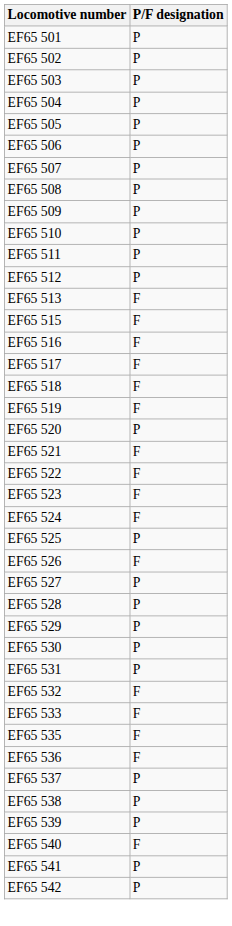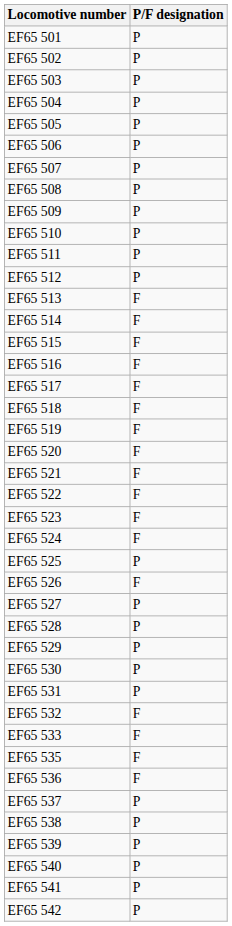+ row: (35, 320)
(137, 430) P -> (137, 451) F
(137, 844) F -> (137, 866) P
